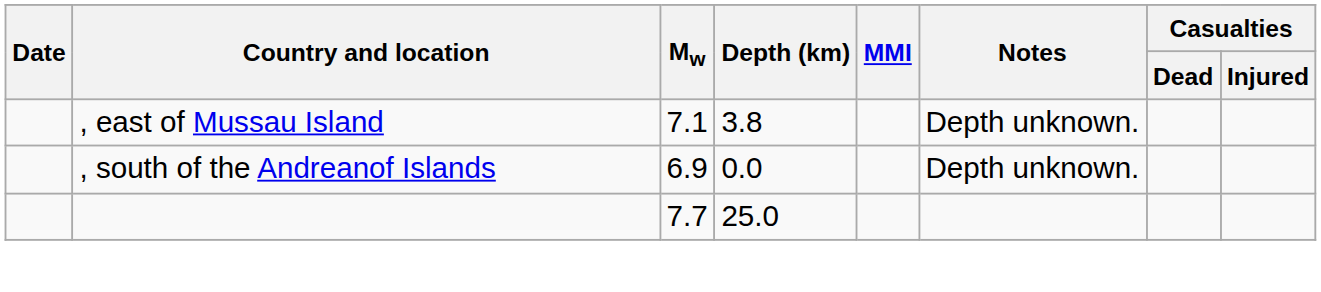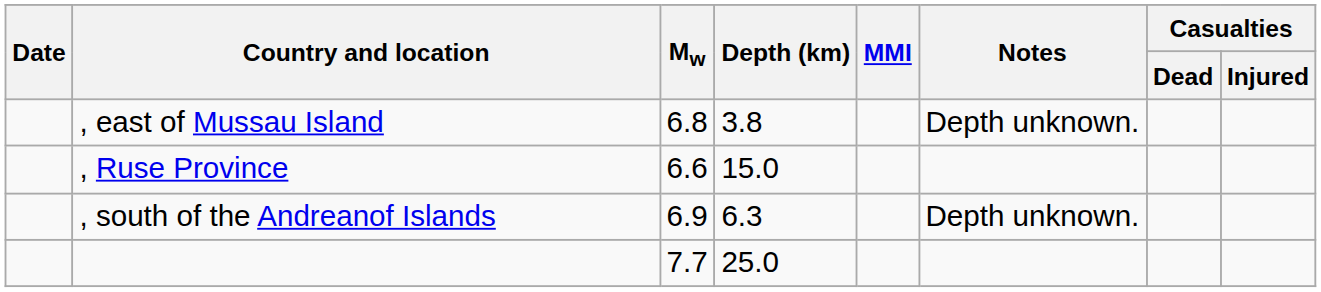(687, 121) 7.1 -> (687, 121) 6.8
+ row: (184, 168)
(742, 168) 0.0 -> (742, 215) 6.3
